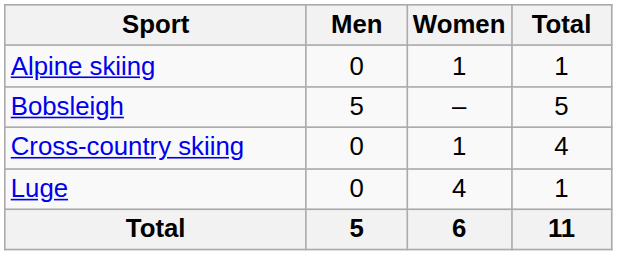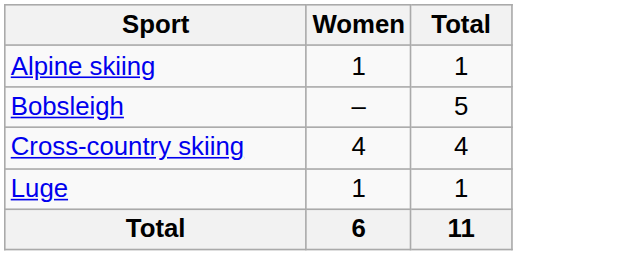- column: (357, 24)
(459, 147) 1 -> (359, 147) 4
(459, 188) 4 -> (359, 188) 1
